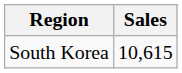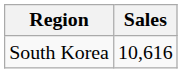(145, 51) 10,615 -> (145, 51) 10,616
